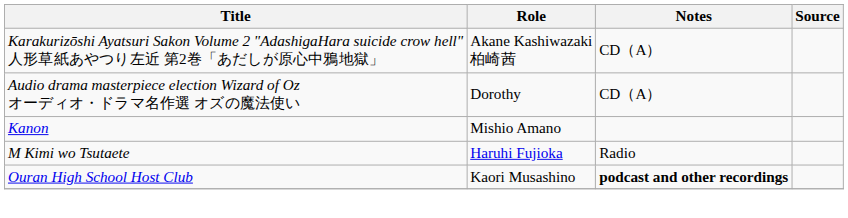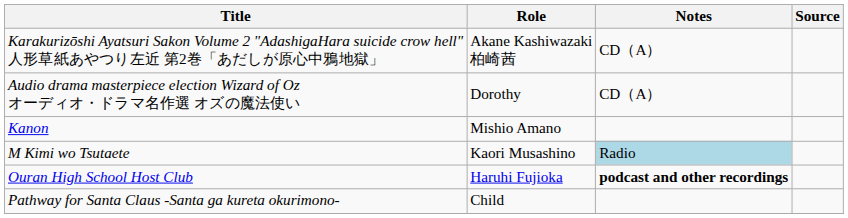(516, 152) Haruhi Fujioka -> (523, 152) Kaori Musashino
(617, 152) no background -> (617, 152) lightblue background
(523, 176) Kaori Musashino -> (516, 176) Haruhi Fujioka
+ row: (174, 201)
